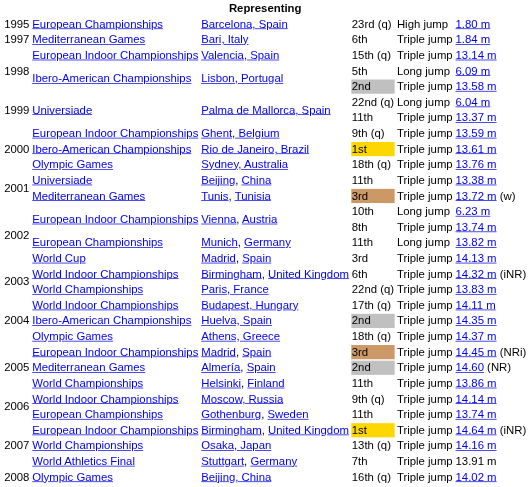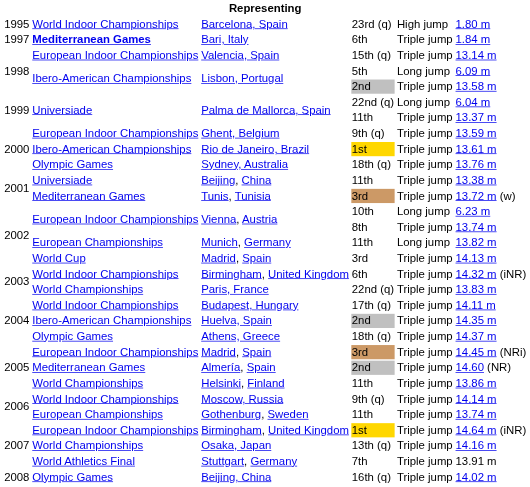(98, 24) European Championships -> (105, 24) World Indoor Championships
(89, 39) normal -> (92, 39) bold
